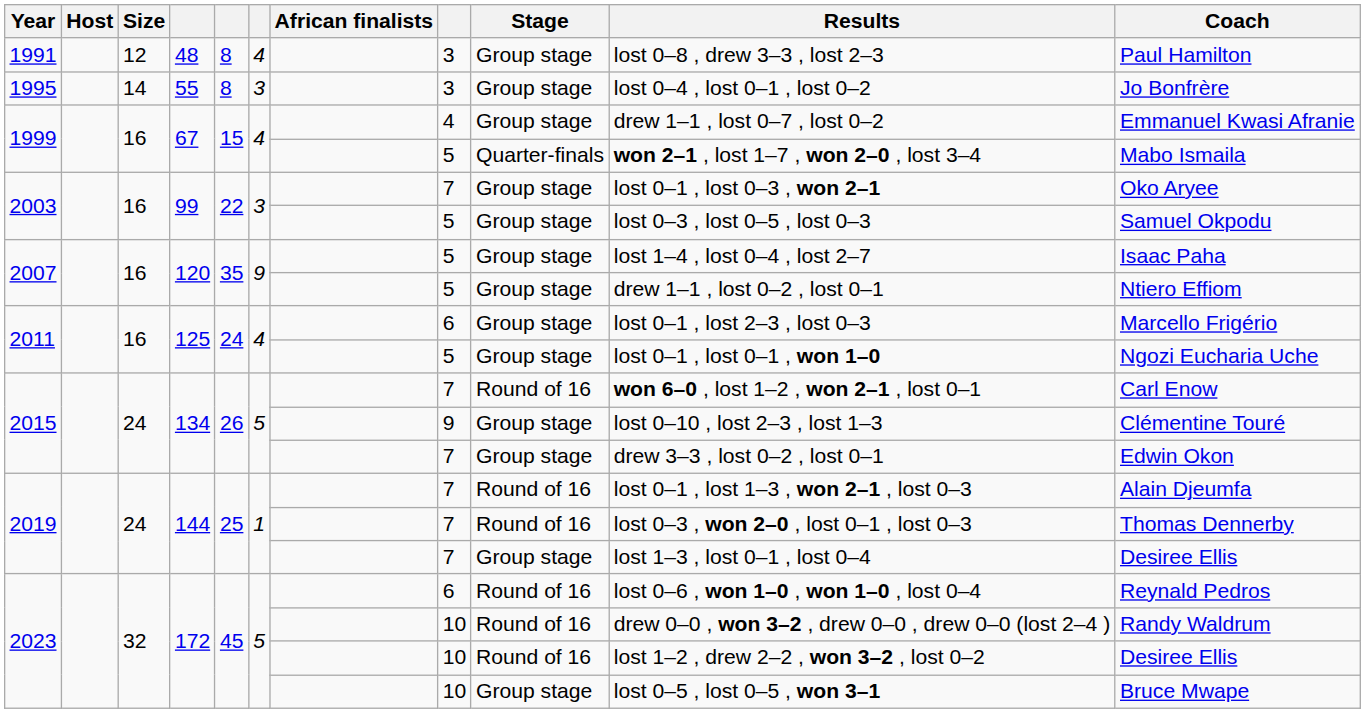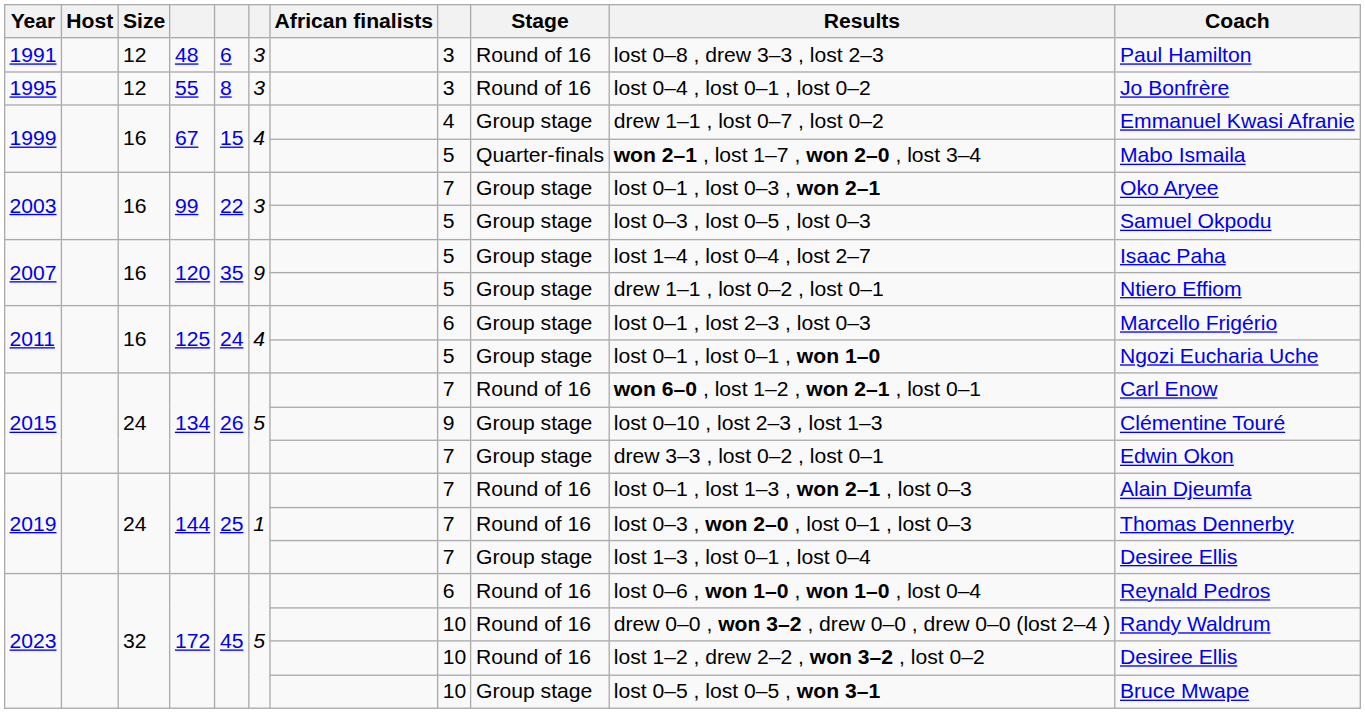(226, 54) 8 -> (226, 54) 6
(259, 54) 4 -> (259, 54) 3
(534, 54) Group stage -> (534, 54) Round of 16
(135, 88) 14 -> (135, 88) 12
(534, 88) Group stage -> (534, 88) Round of 16
